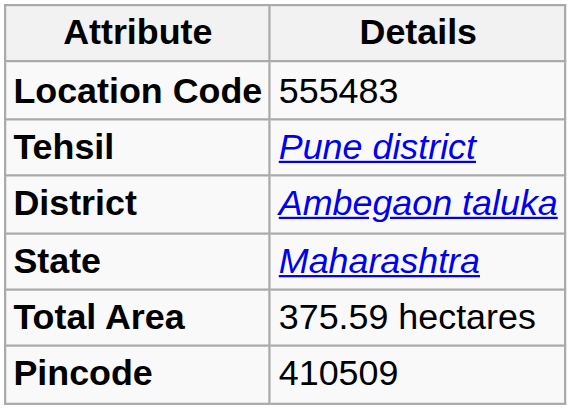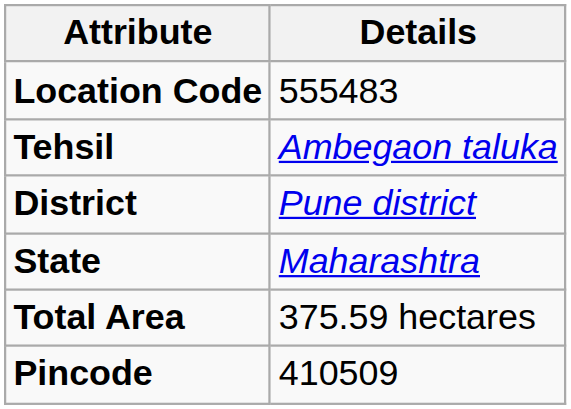(377, 146) Pune district -> (418, 146) Ambegaon taluka
(418, 203) Ambegaon taluka -> (377, 203) Pune district
